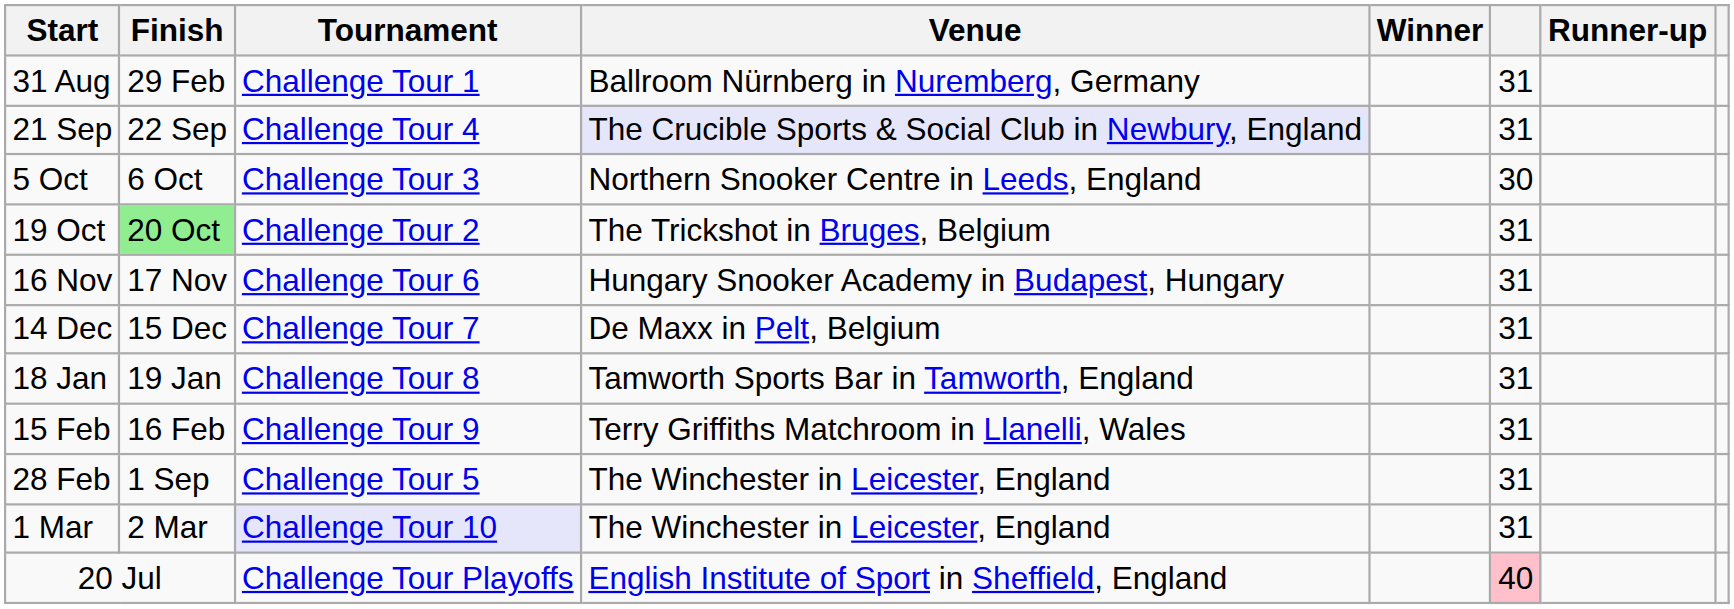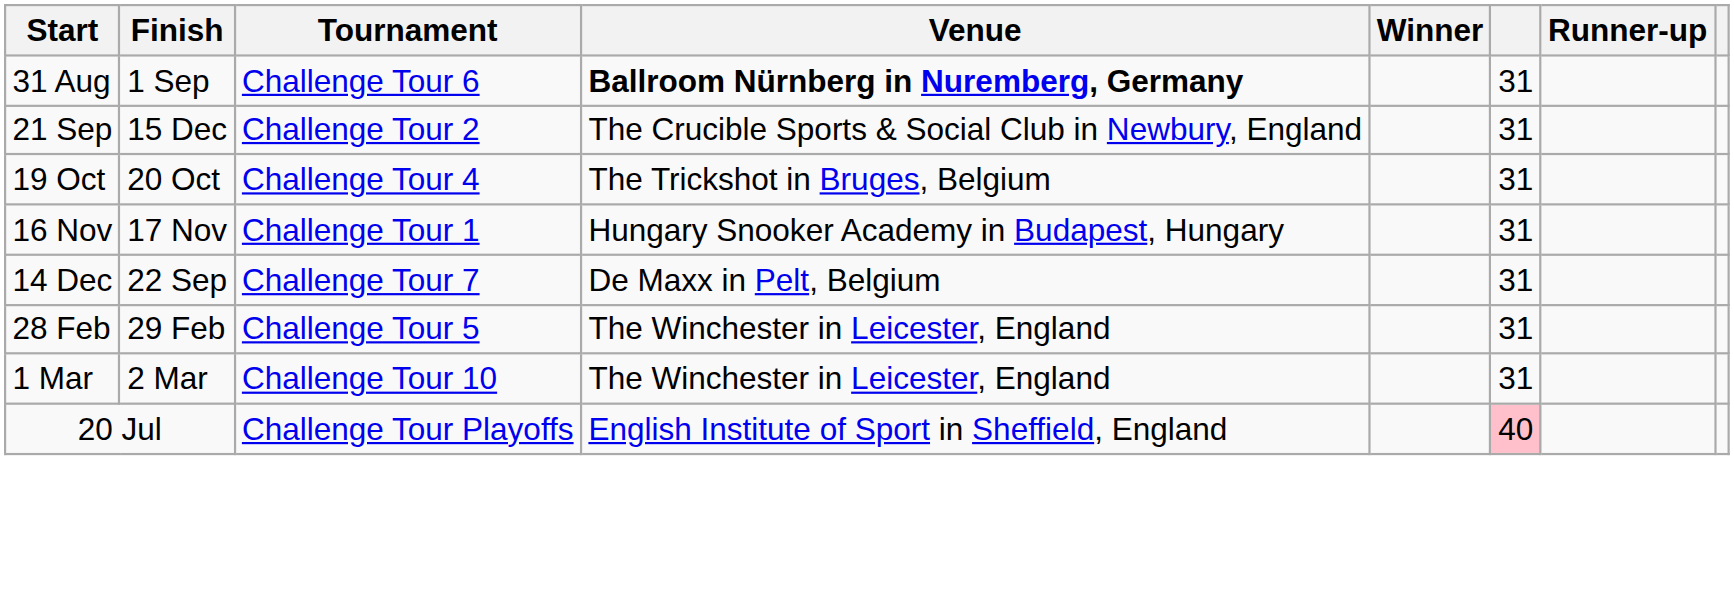(176, 80) 29 Feb -> (168, 80) 1 Sep
(361, 80) Challenge Tour 1 -> (361, 80) Challenge Tour 6
(894, 80) normal -> (916, 80) bold
(177, 130) 22 Sep -> (177, 130) 15 Dec
(361, 130) Challenge Tour 4 -> (361, 130) Challenge Tour 2
(975, 130) lavender background -> (975, 130) no background
- row: (50, 180)
(174, 230) lightgreen background -> (174, 180) no background
(361, 230) Challenge Tour 2 -> (361, 180) Challenge Tour 4
(361, 280) Challenge Tour 6 -> (361, 230) Challenge Tour 1
(177, 329) 15 Dec -> (177, 280) 22 Sep
- row: (60, 379)
- row: (62, 429)
(168, 479) 1 Sep -> (176, 329) 29 Feb
(370, 529) lavender background -> (370, 379) no background
